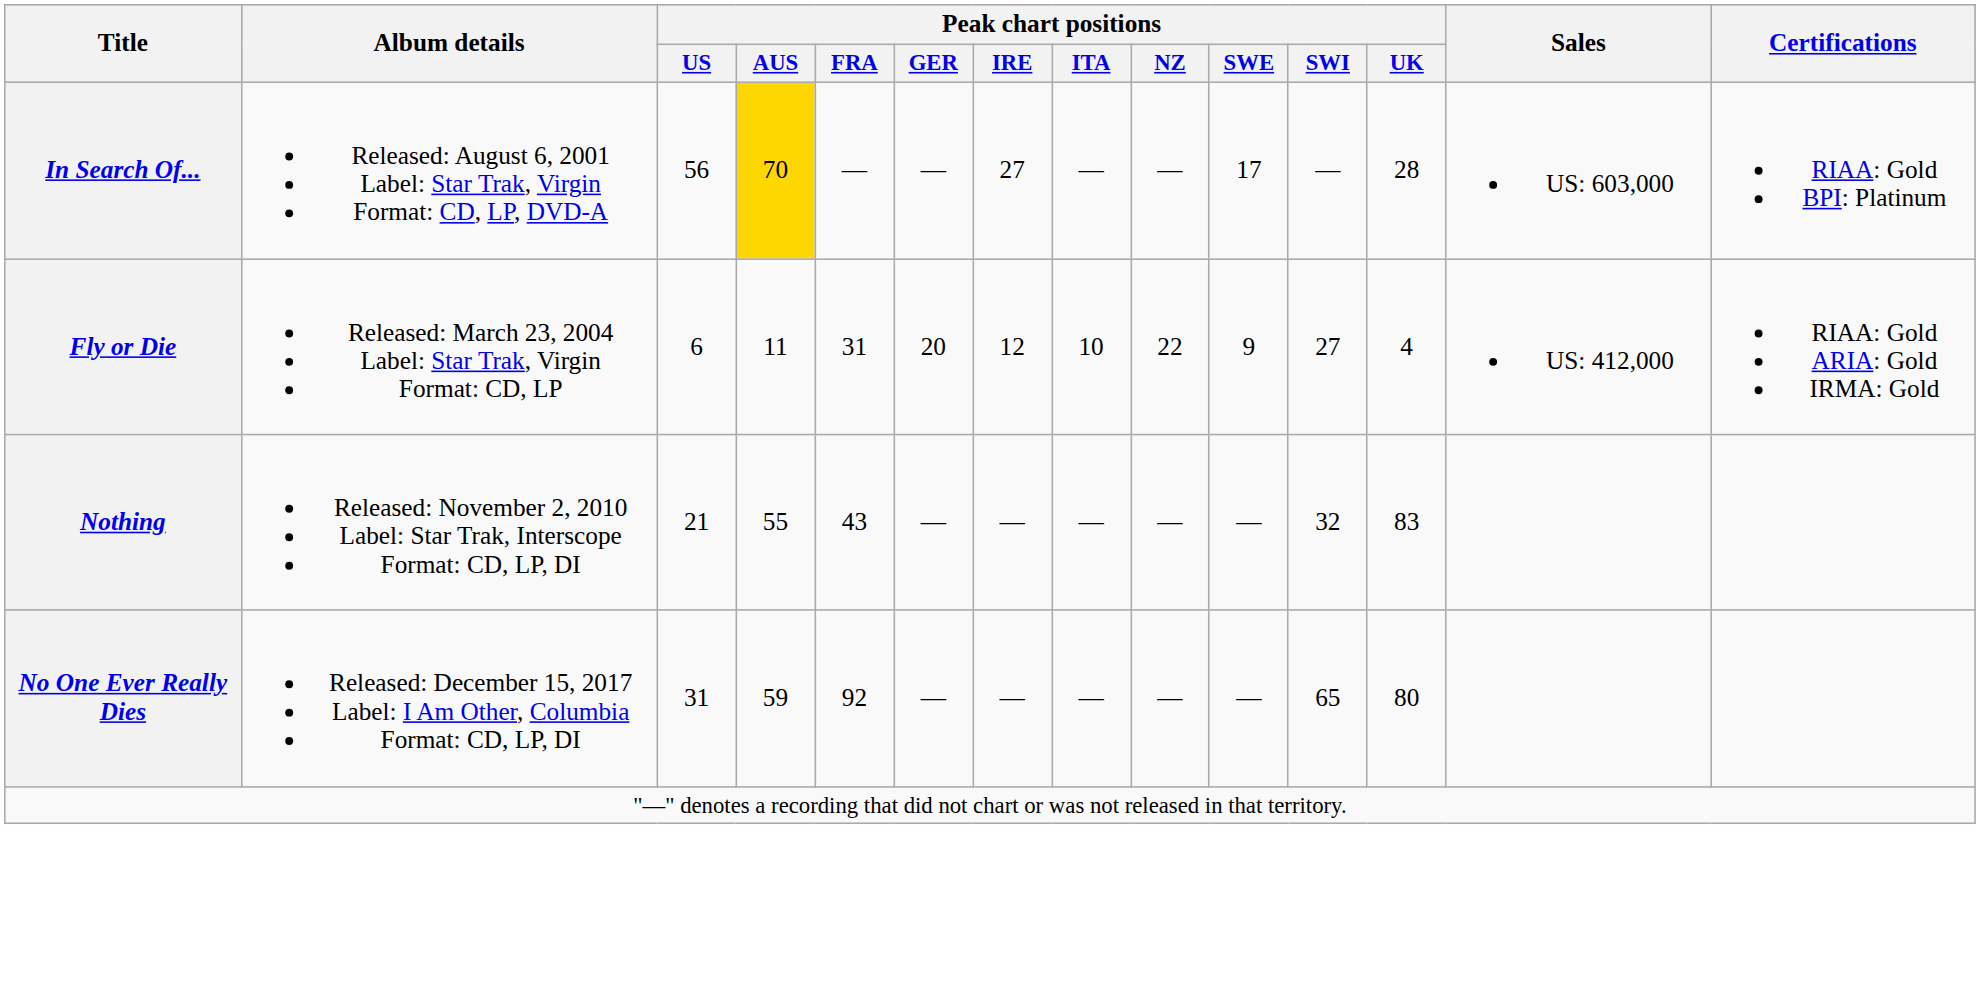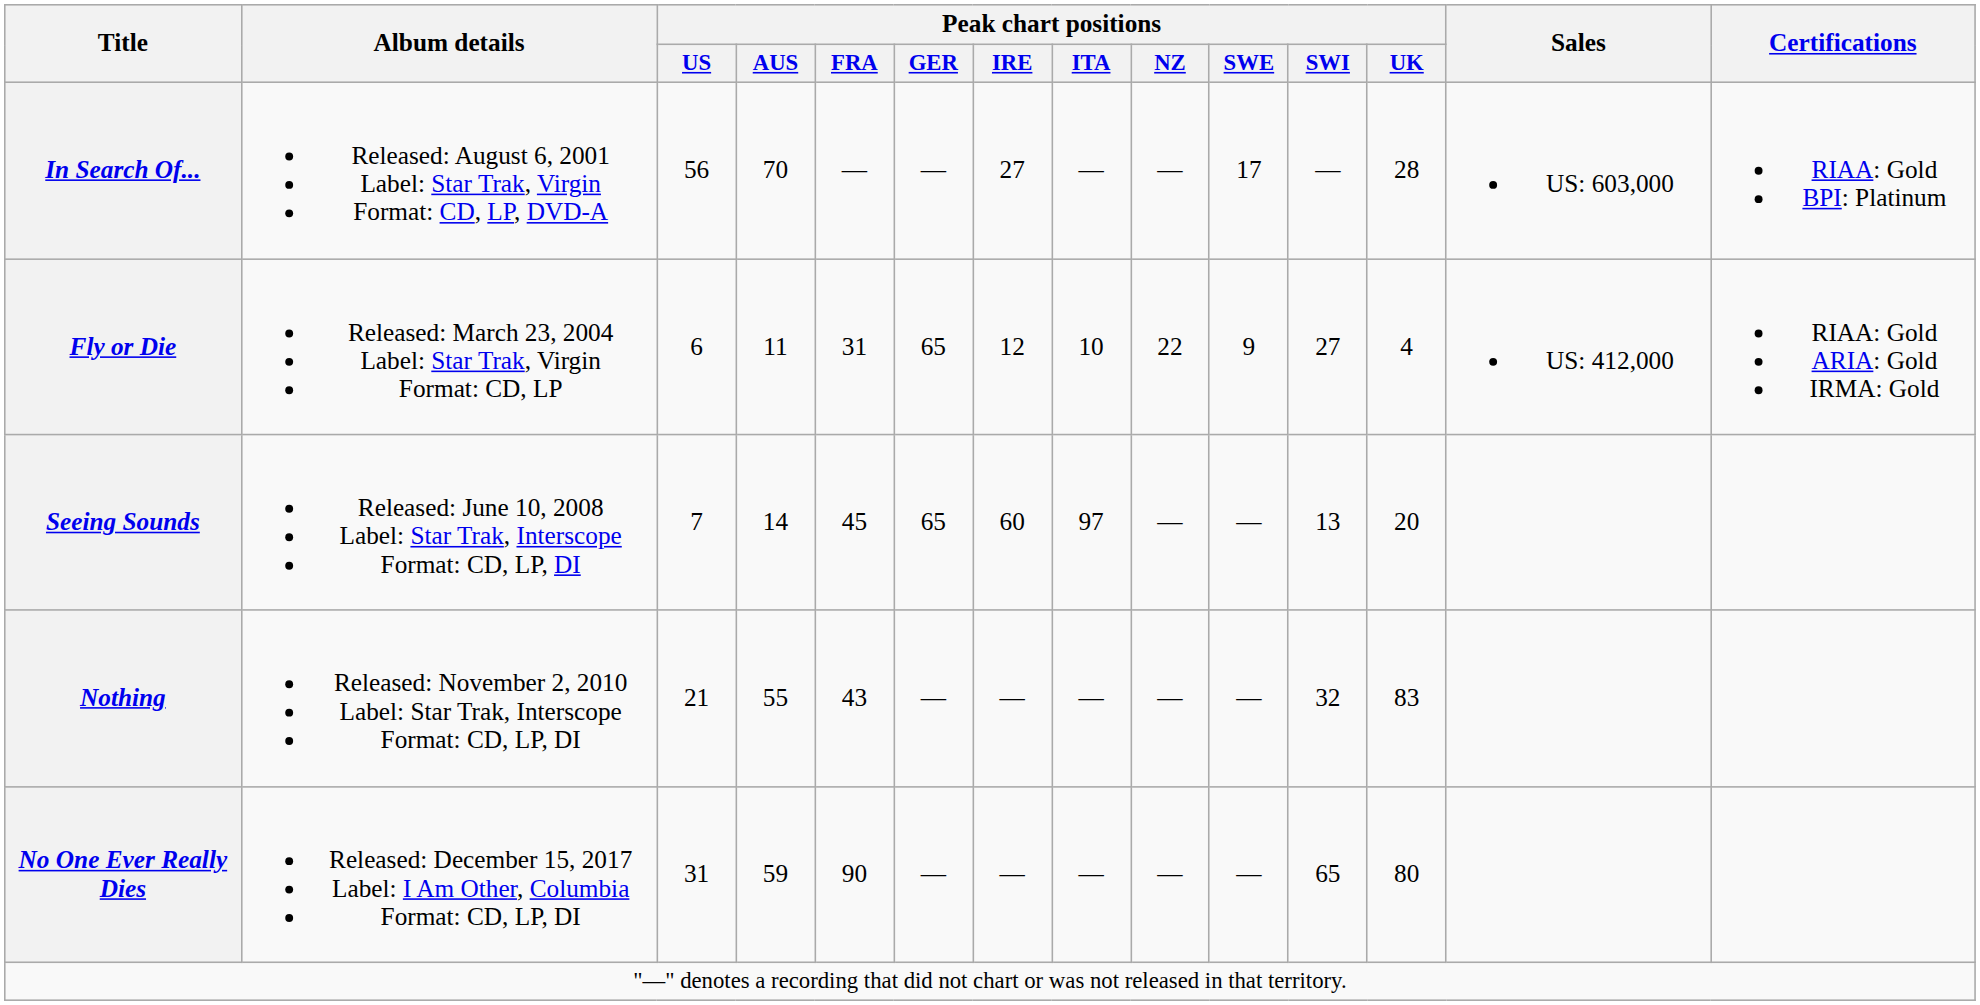(775, 170) gold background -> (775, 170) no background
(933, 346) 20 -> (933, 346) 65
+ row: (123, 522)
(854, 698) 92 -> (854, 873) 90
